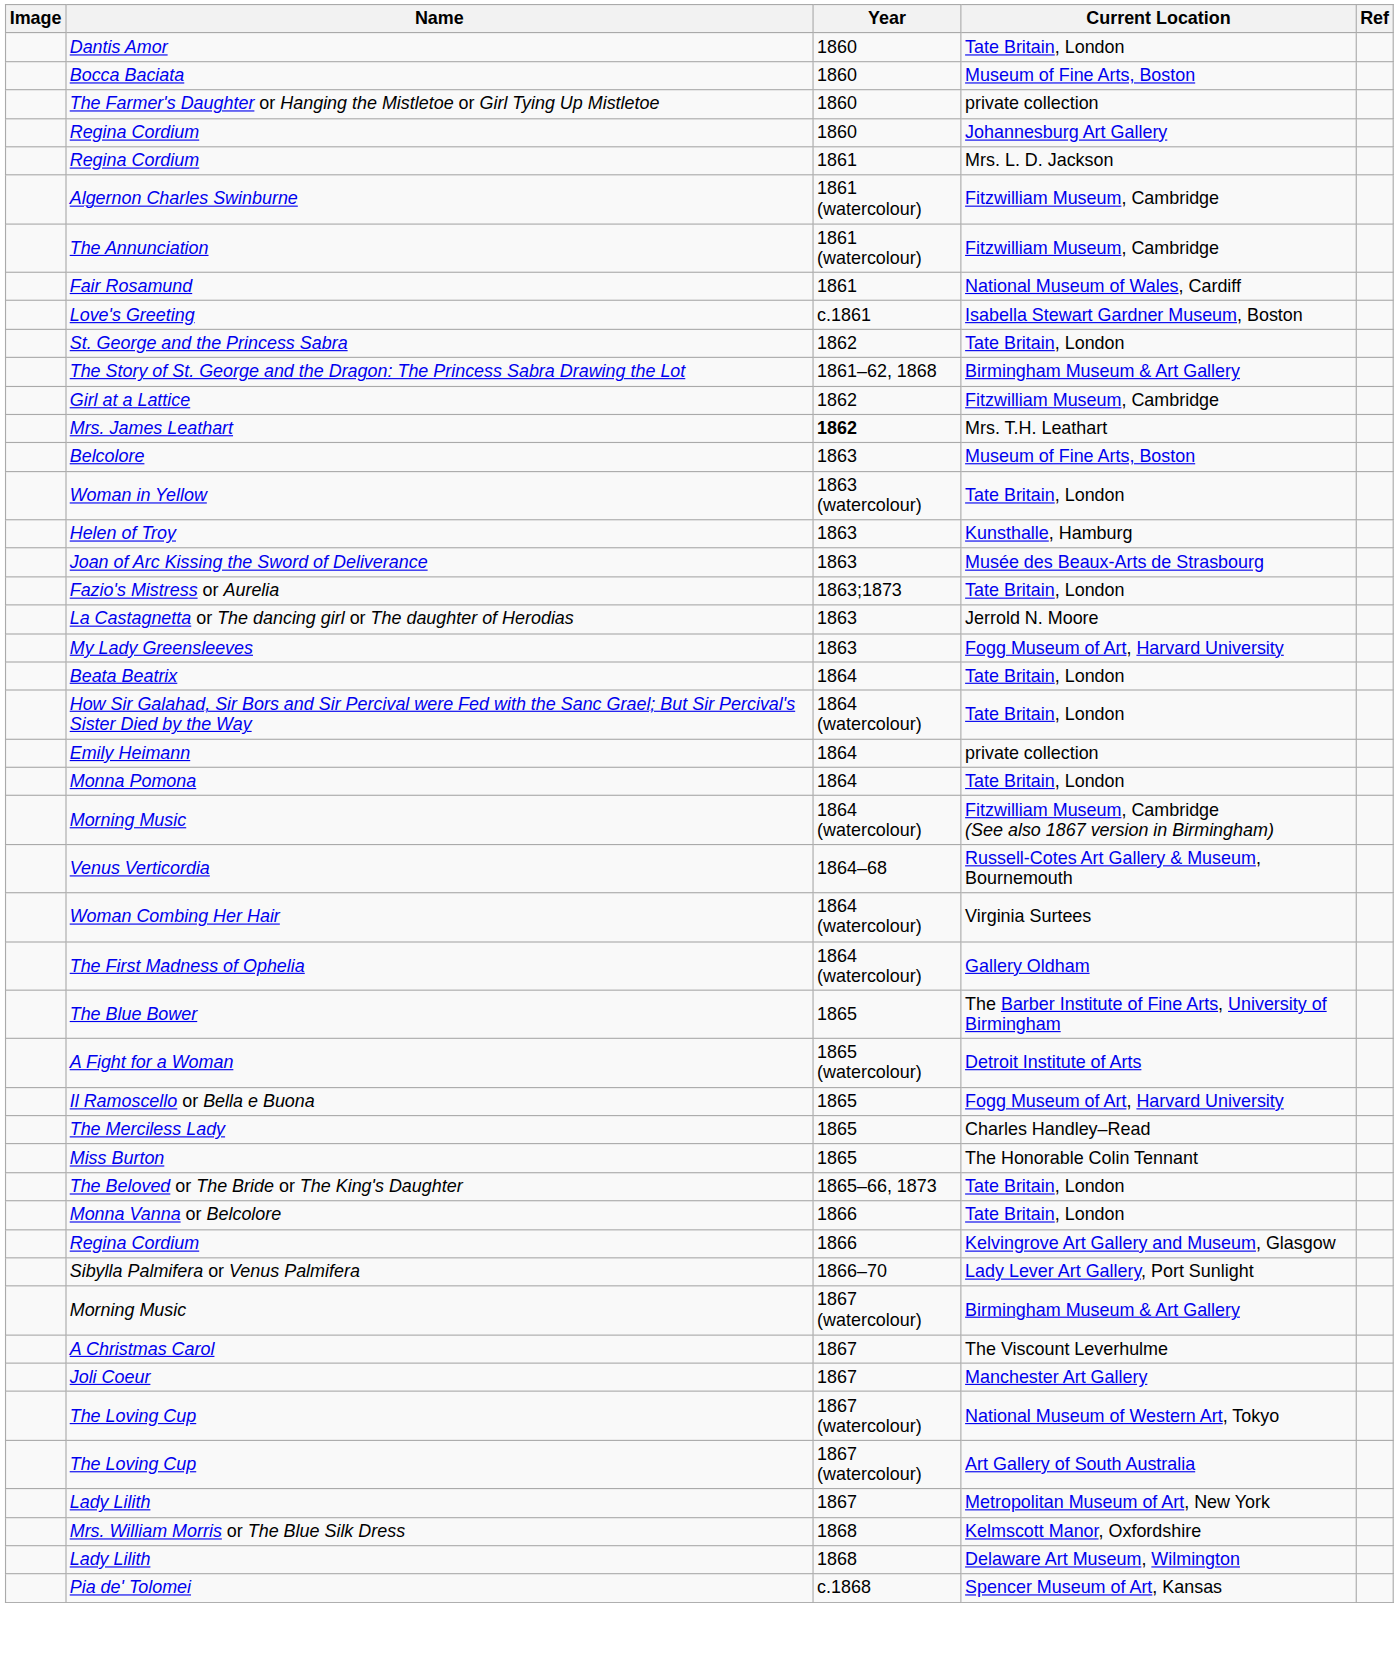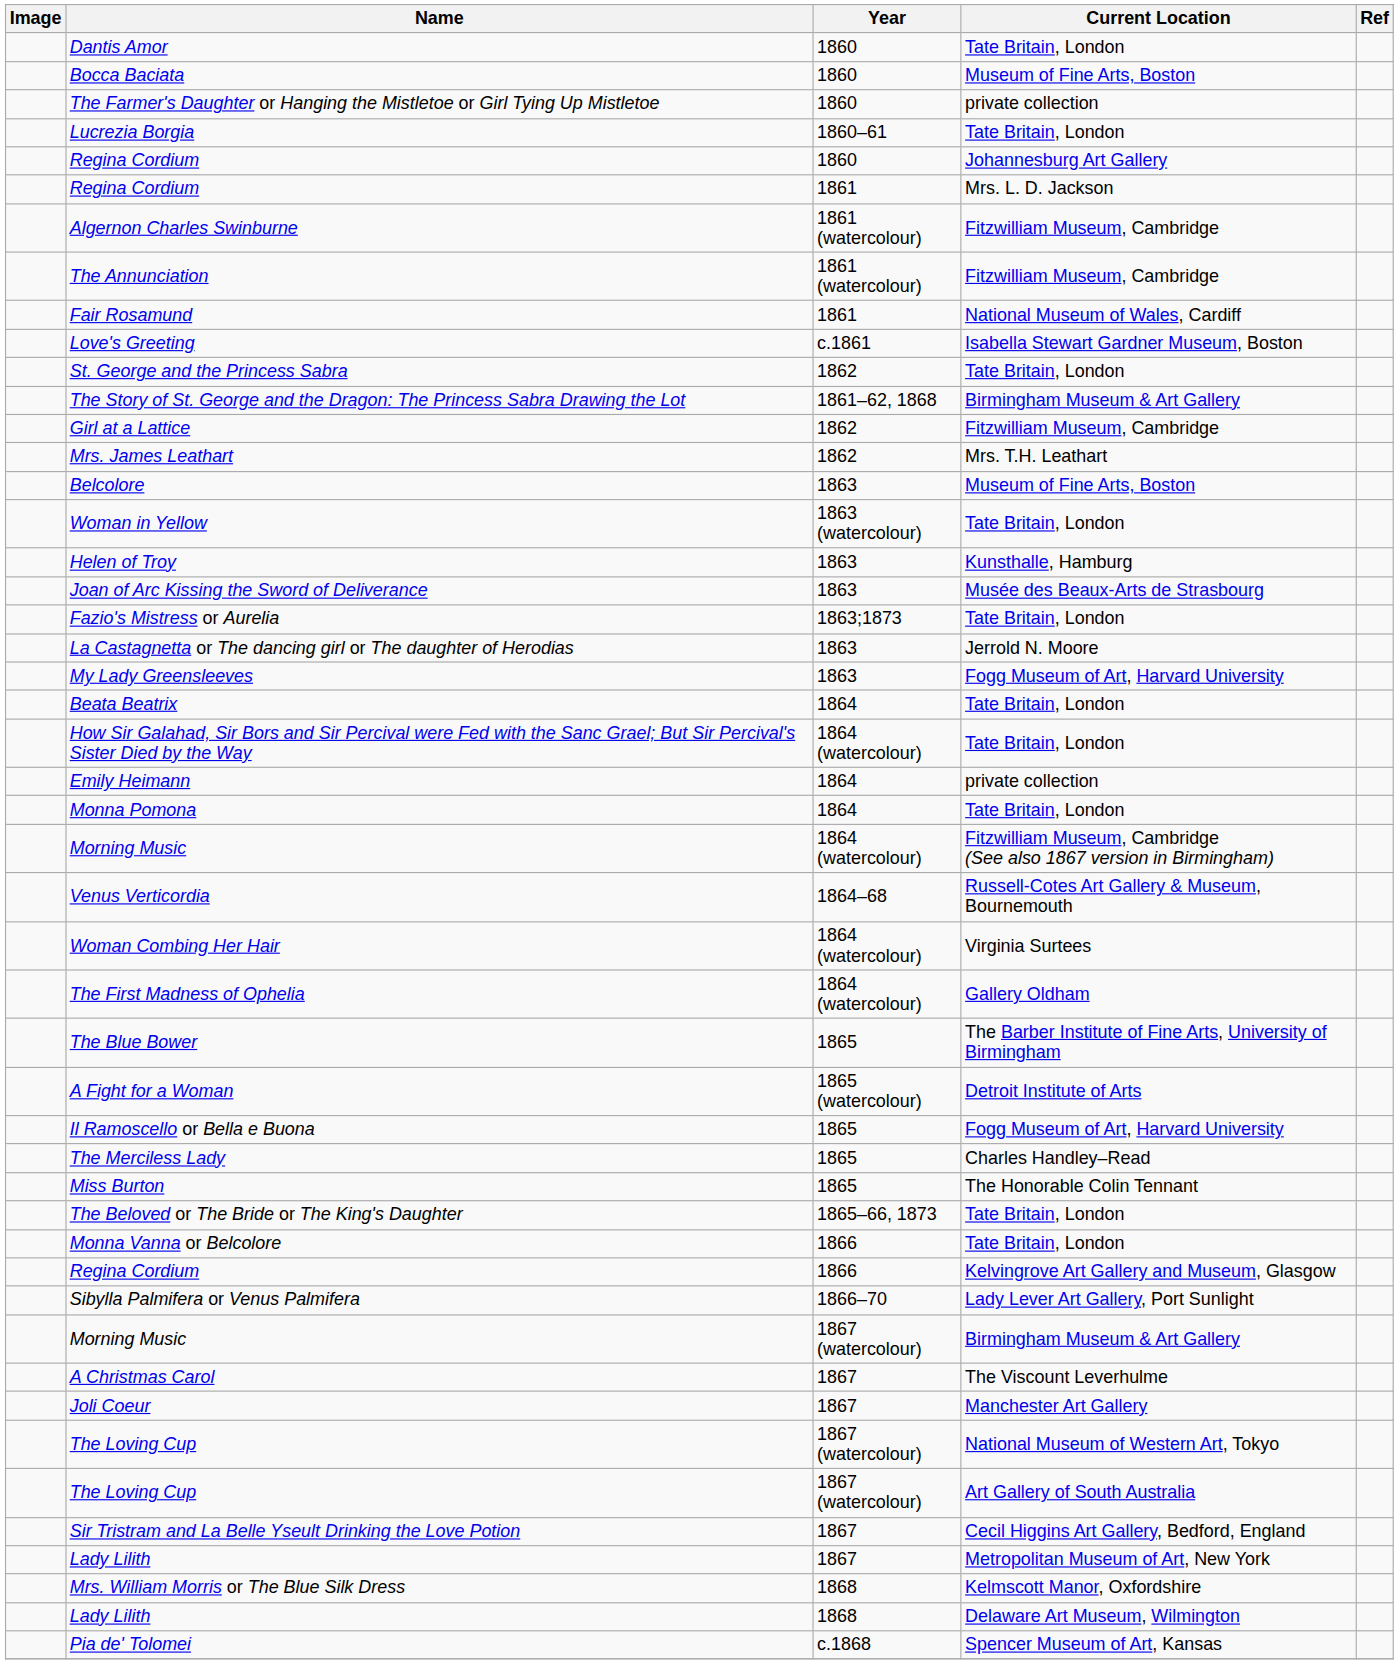+ row: (132, 132)
(837, 428) bold -> (837, 456) normal
+ row: (295, 1531)
